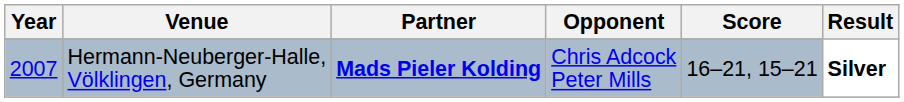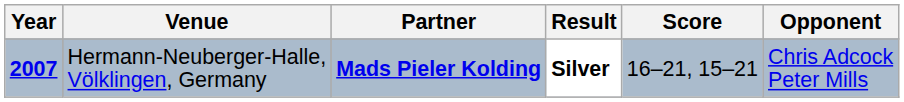columns swapped: (614, 22) <-> (860, 22)
(34, 68) normal -> (34, 68) bold
